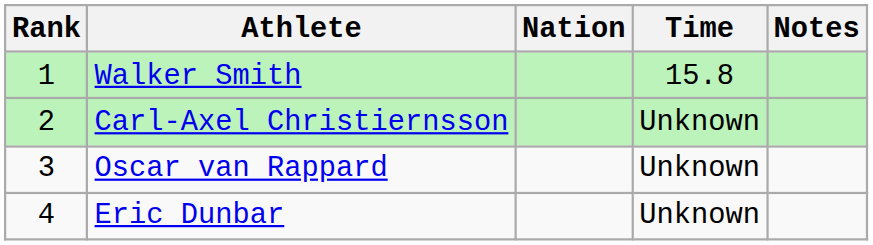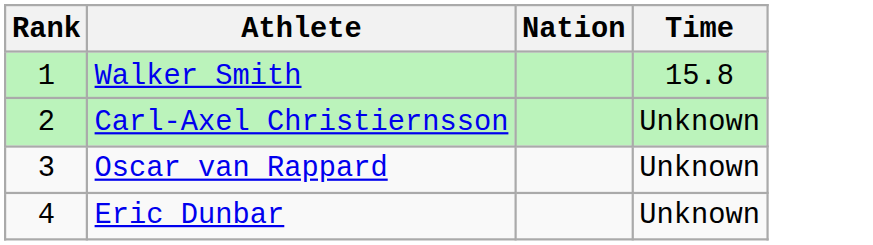- column: (817, 29)
